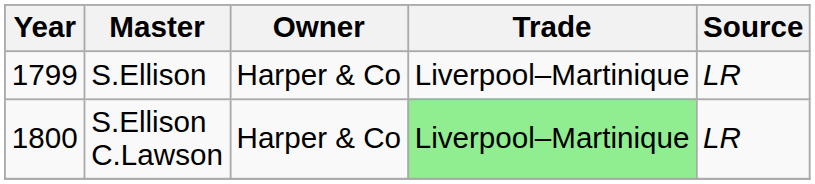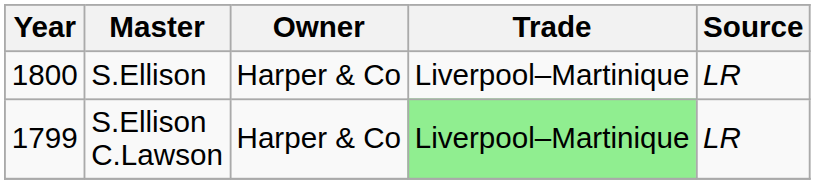(45, 74) 1799 -> (45, 74) 1800
(45, 138) 1800 -> (45, 138) 1799
